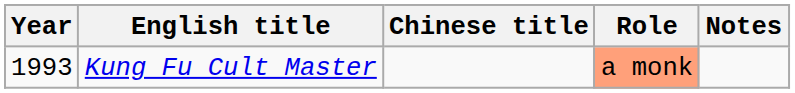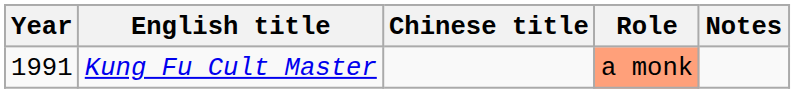(42, 68) 1993 -> (42, 68) 1991
